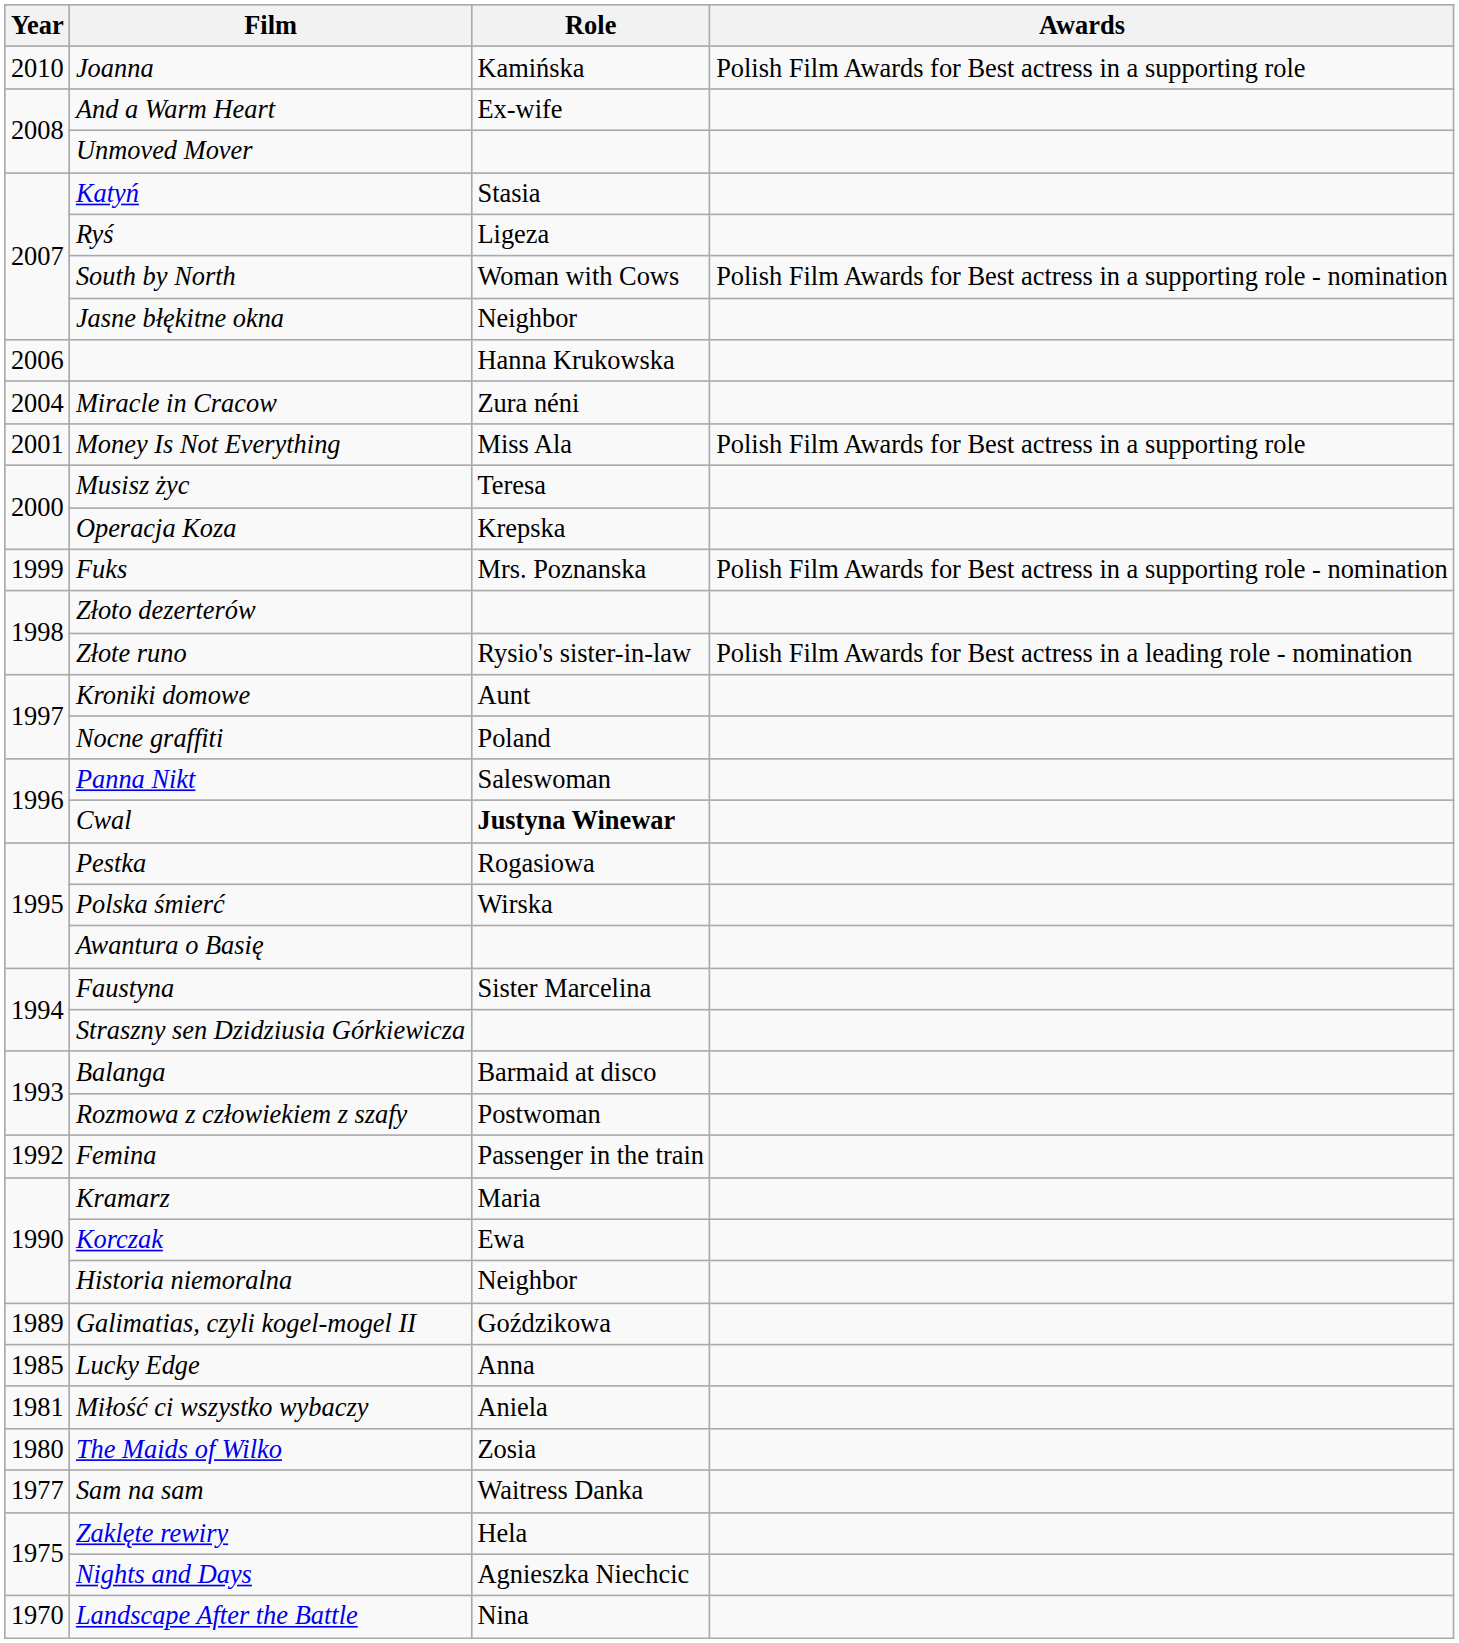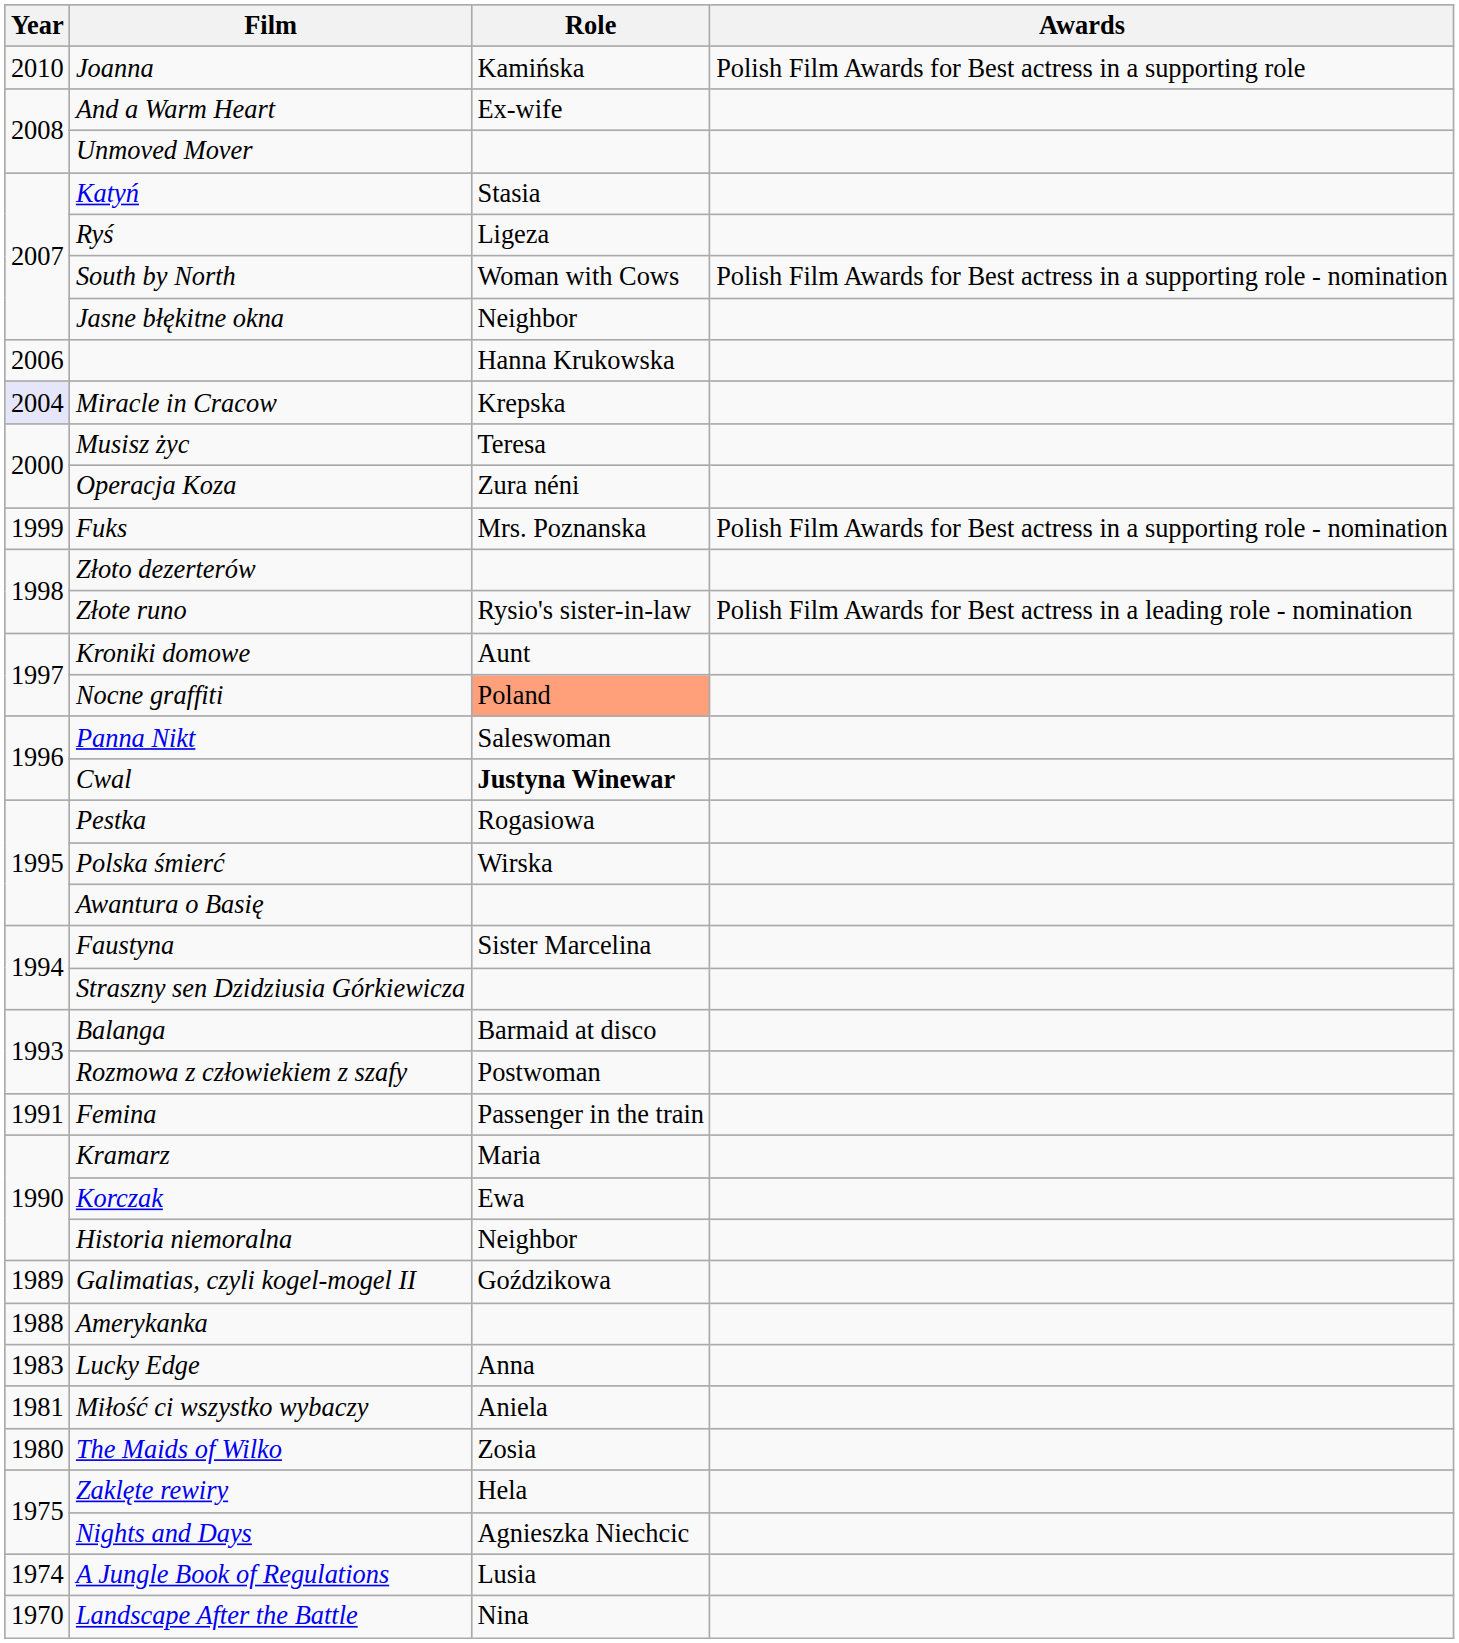(37, 402) no background -> (37, 402) lavender background
(528, 402) Zura néni -> (521, 402) Krepska
- row: (208, 444)
(521, 527) Krepska -> (528, 485) Zura néni
(514, 737) no background -> (514, 695) lightsalmon background
(37, 1155) 1992 -> (37, 1114) 1991
+ row: (142, 1323)
(37, 1365) 1985 -> (37, 1365) 1983
- row: (140, 1490)
+ row: (233, 1574)
